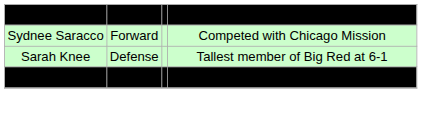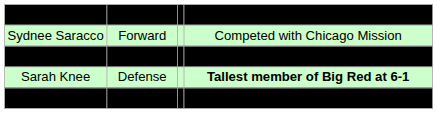(134, 14) Defense -> (142, 14) Forward
+ row: (56, 56)
(292, 56) normal -> (308, 77) bold
(134, 77) Defense -> (142, 98) Goaltender
